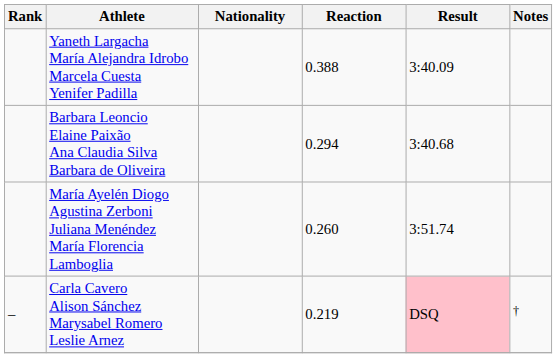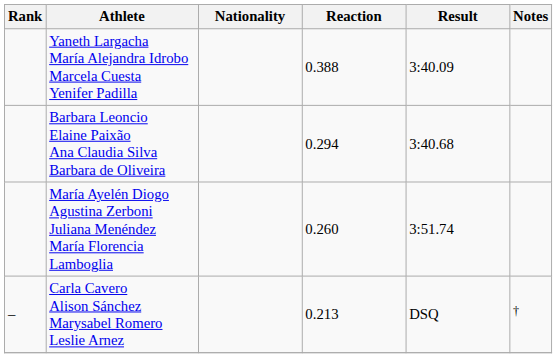(322, 314) 0.219 -> (322, 314) 0.213
(424, 314) pink background -> (424, 314) no background
